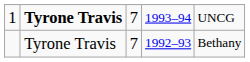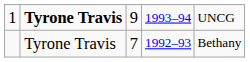(134, 17) 7 -> (134, 17) 9
